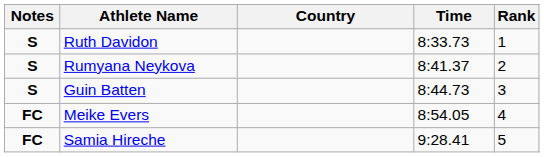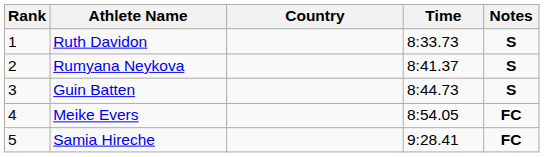columns swapped: (516, 16) <-> (32, 16)
